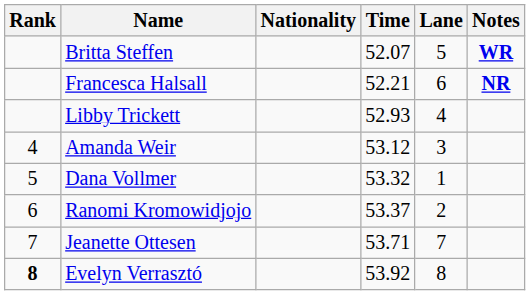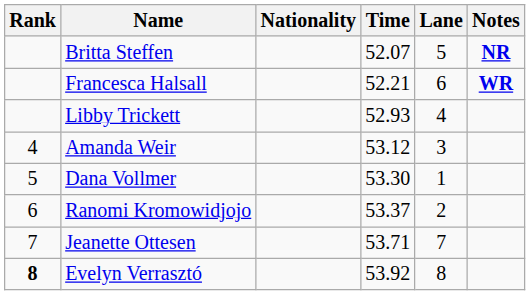(496, 52) WR -> (496, 52) NR
(496, 83) NR -> (496, 83) WR
(388, 178) 53.32 -> (388, 178) 53.30
